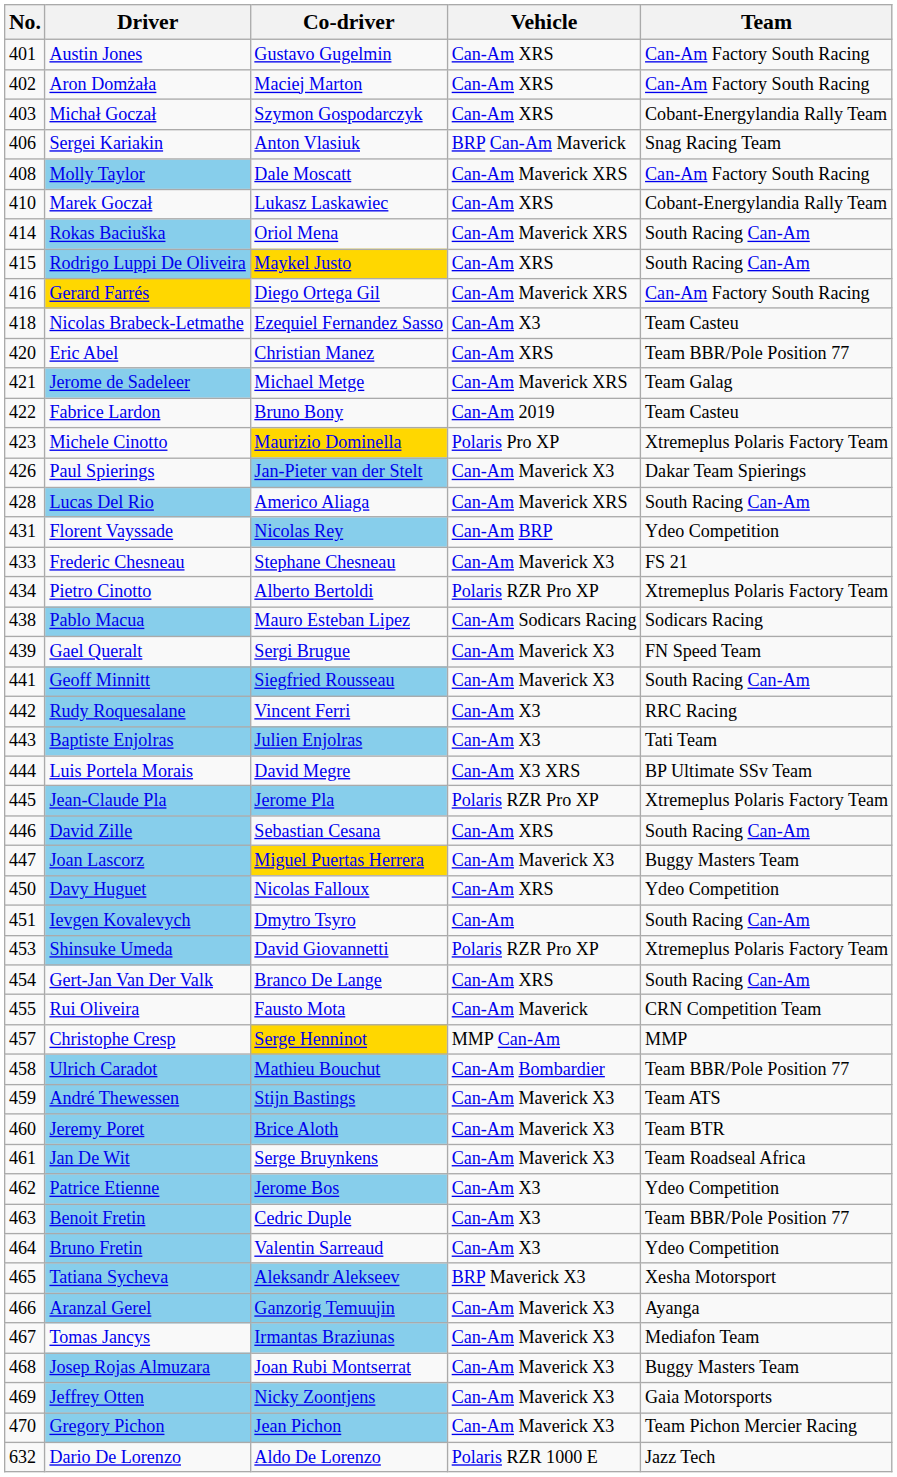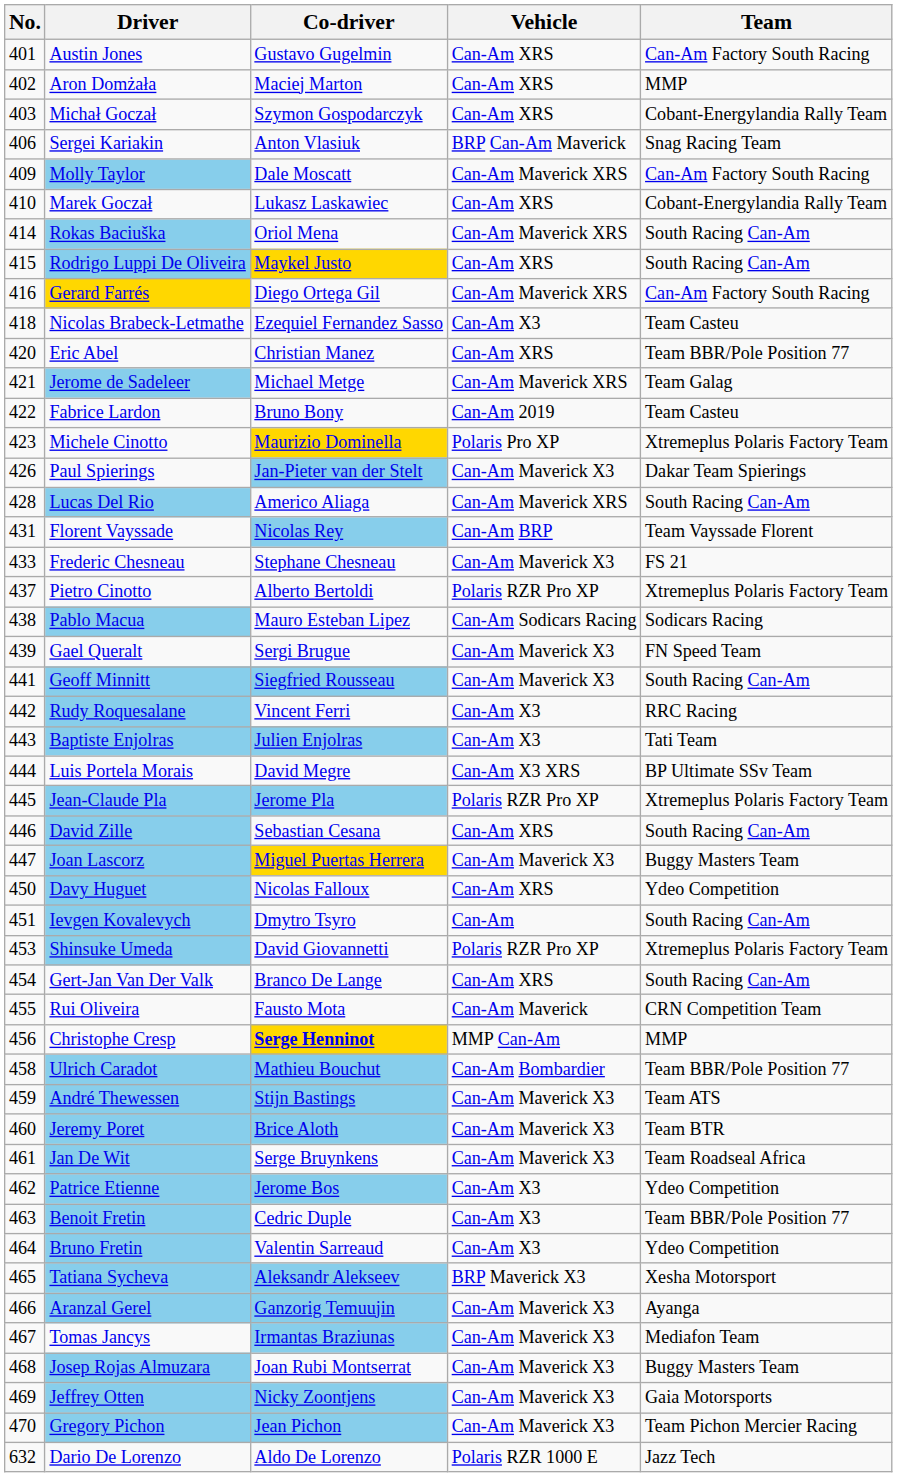(757, 84) Can-Am Factory South Racing -> (666, 84) MMP
(23, 173) 408 -> (23, 173) 409
(712, 531) Ydeo Competition -> (729, 531) Team Vayssade Florent
(23, 591) 434 -> (23, 591) 437
(23, 1038) 457 -> (23, 1038) 456
(311, 1038) normal -> (314, 1038) bold
